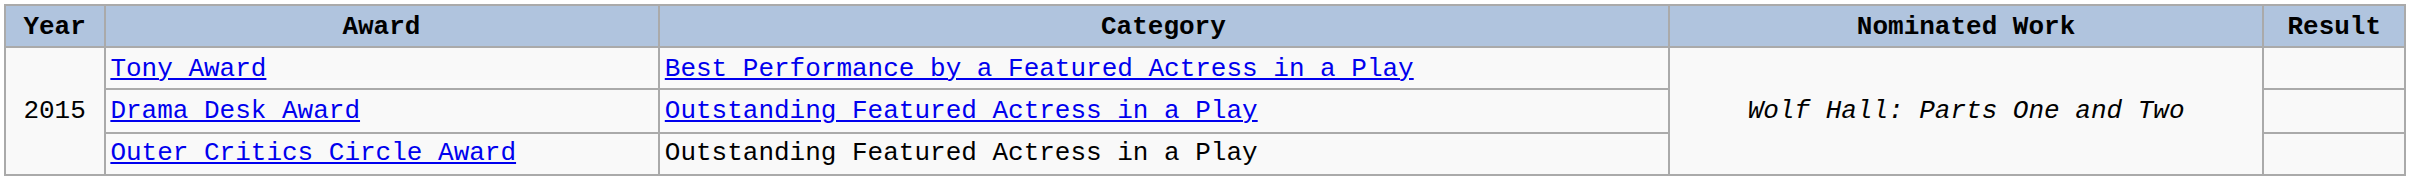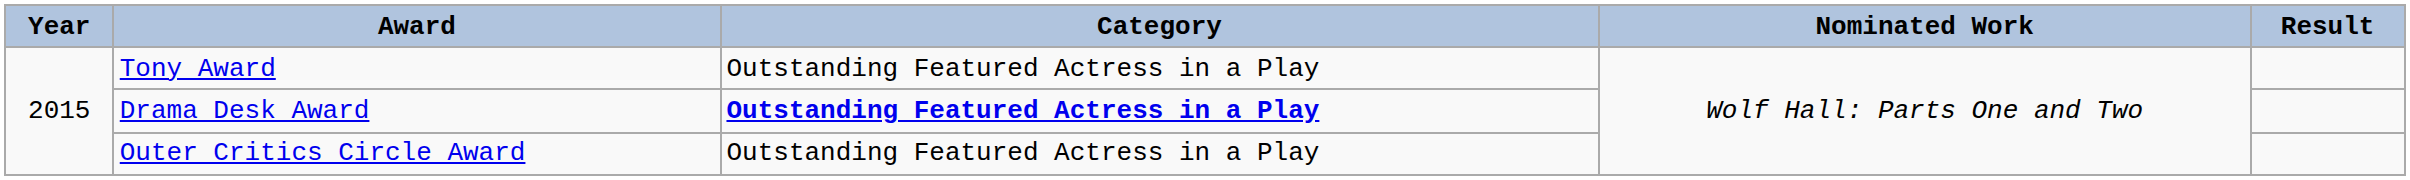(1039, 69) Best Performance by a Featured Actress in a Play -> (1023, 69) Outstanding Featured Actress in a Play
(961, 111) normal -> (1023, 111) bold
